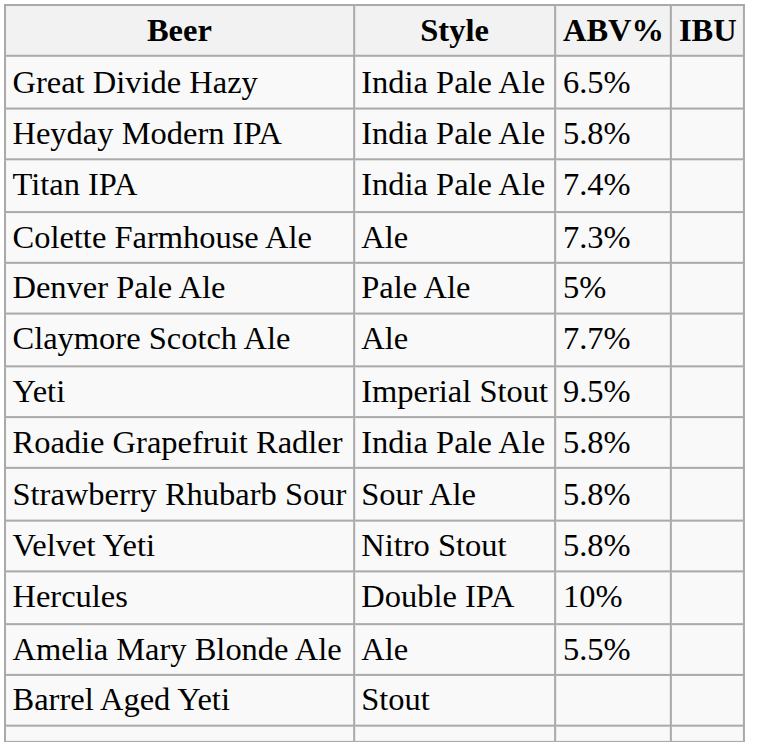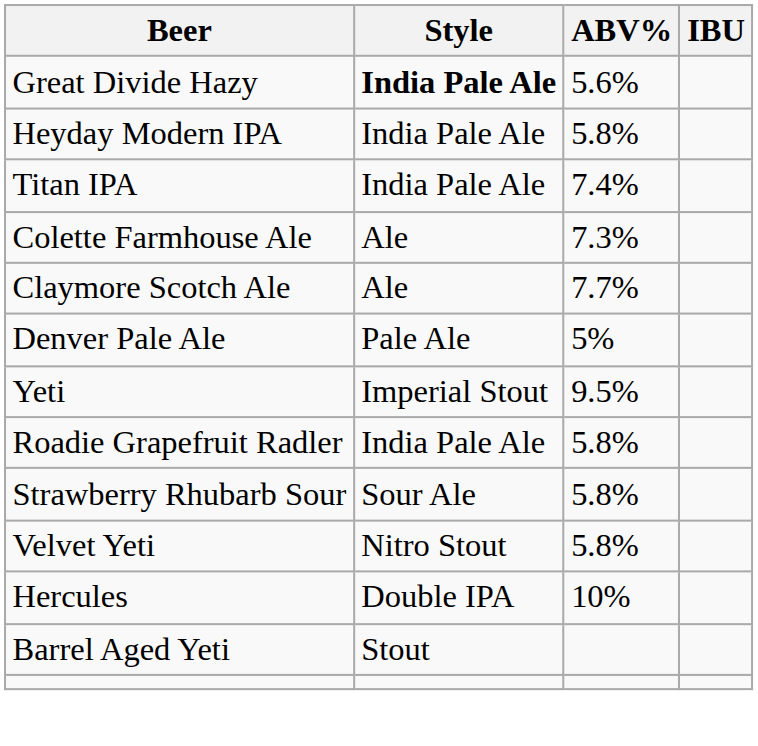(453, 81) normal -> (459, 81) bold
(597, 81) 6.5% -> (605, 81) 5.6%
rows swapped: (119, 287) <-> (151, 339)
- row: (177, 648)
